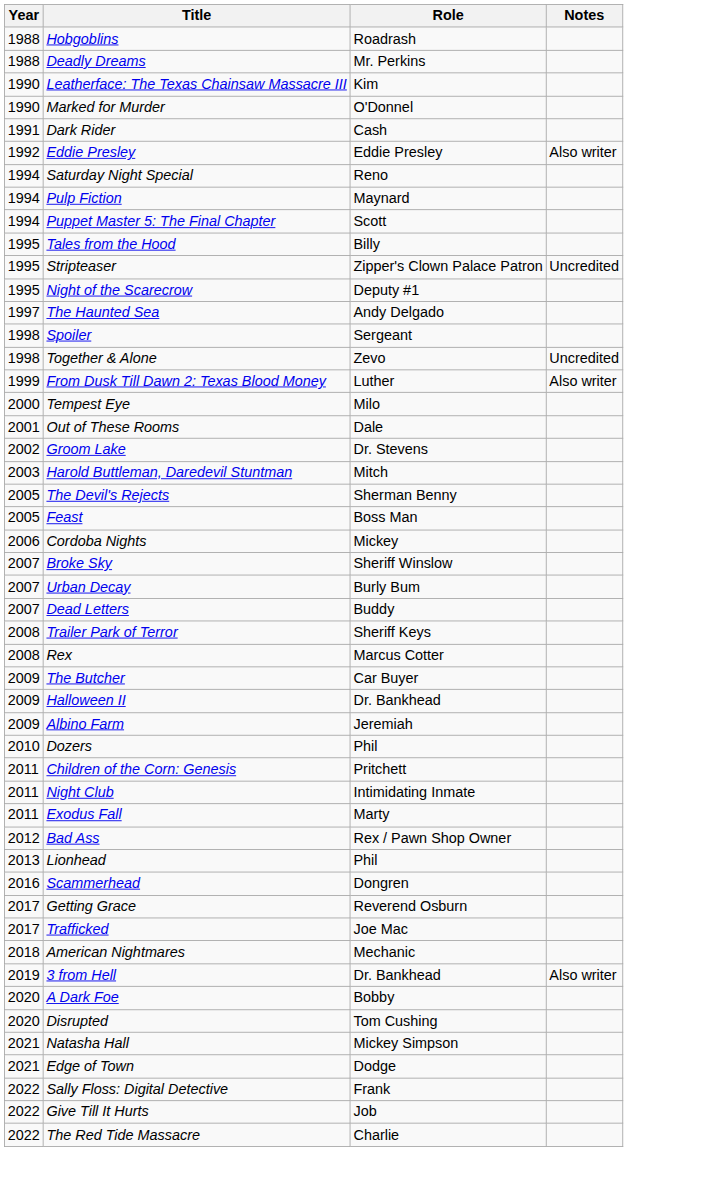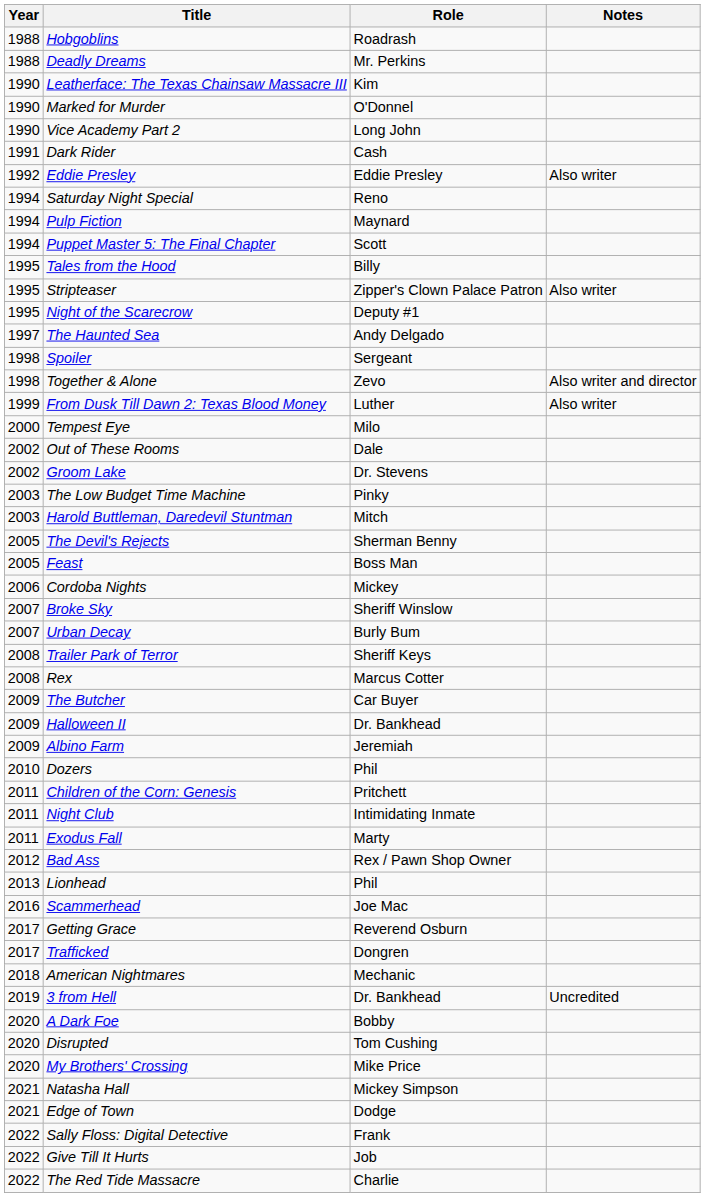+ row: (113, 130)
(584, 267) Uncredited -> (583, 289) Also writer
(584, 358) Uncredited -> (623, 381) Also writer and director
(24, 426) 2001 -> (24, 449) 2002
+ row: (146, 495)
- row: (88, 609)
(381, 883) Dongren -> (381, 906) Joe Mac
(381, 929) Joe Mac -> (381, 952) Dongren
(583, 975) Also writer -> (584, 997) Uncredited
+ row: (117, 1066)
